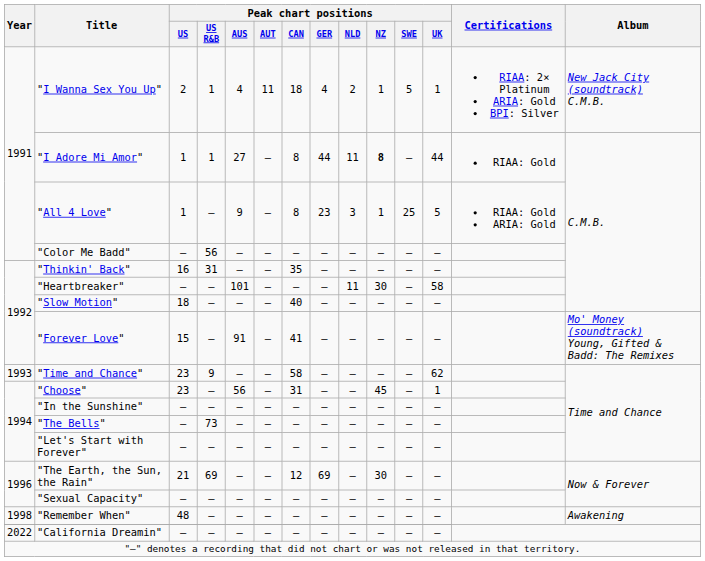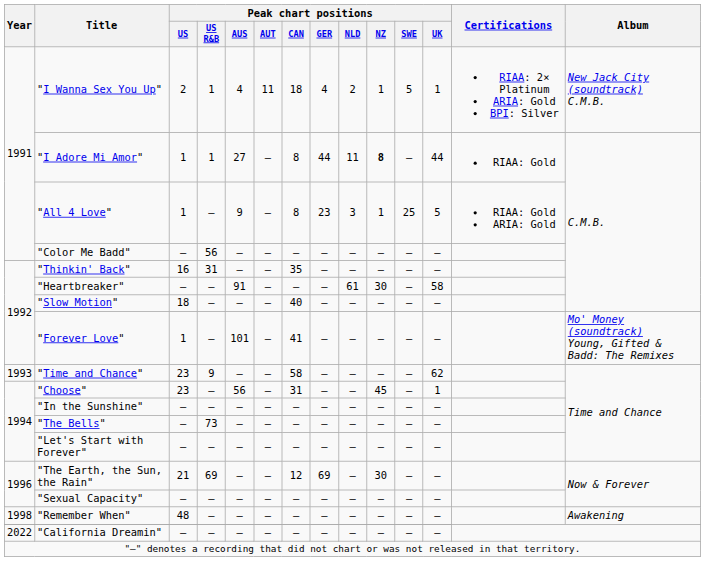(240, 286) 101 -> (240, 286) 91
(353, 286) 11 -> (353, 286) 61
(183, 338) 15 -> (183, 338) 1
(240, 338) 91 -> (240, 338) 101
